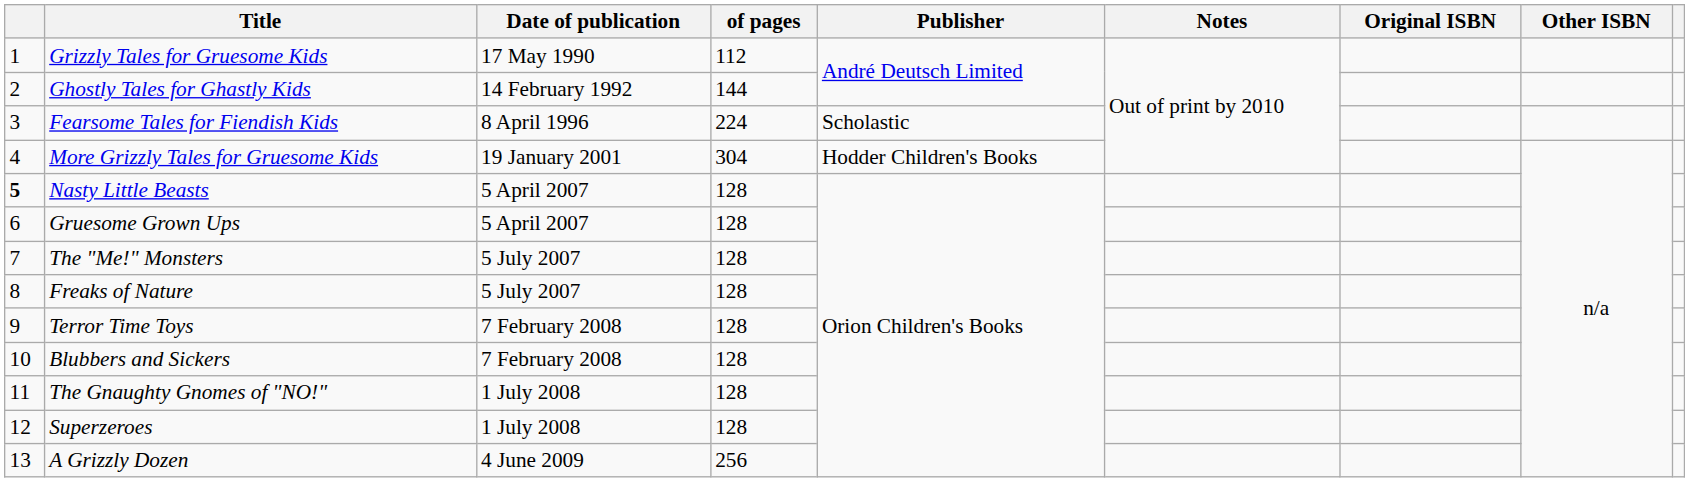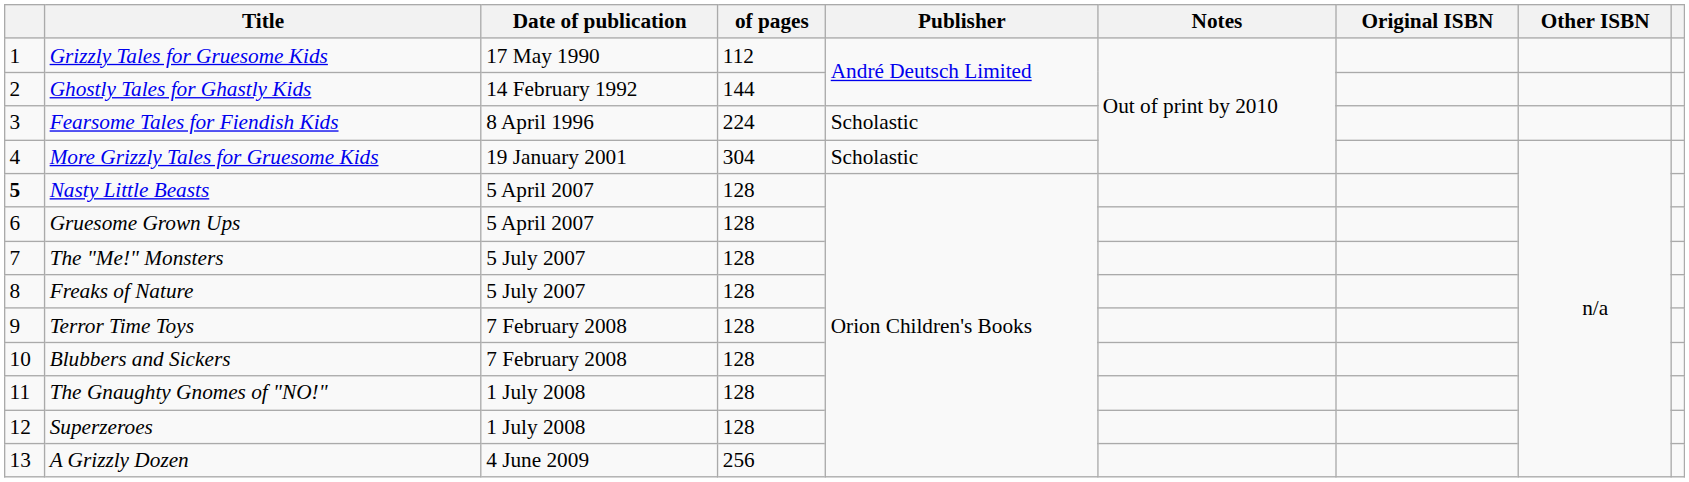(930, 156) Hodder Children's Books -> (874, 156) Scholastic
